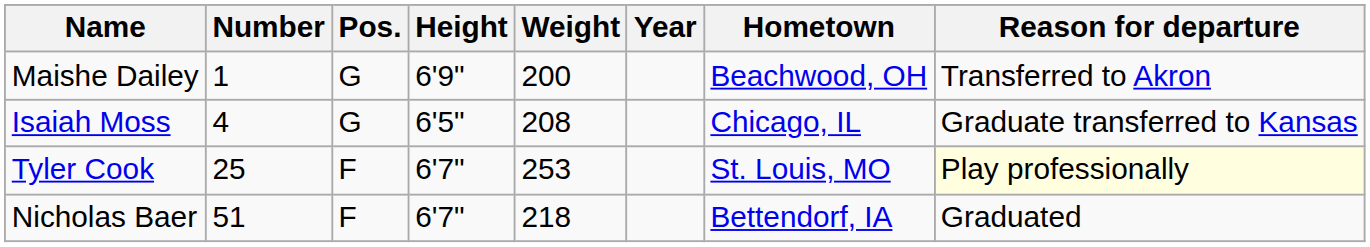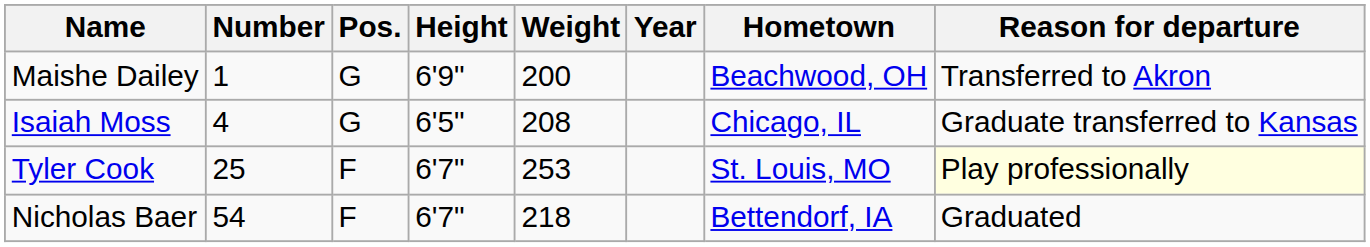(229, 216) 51 -> (229, 216) 54
